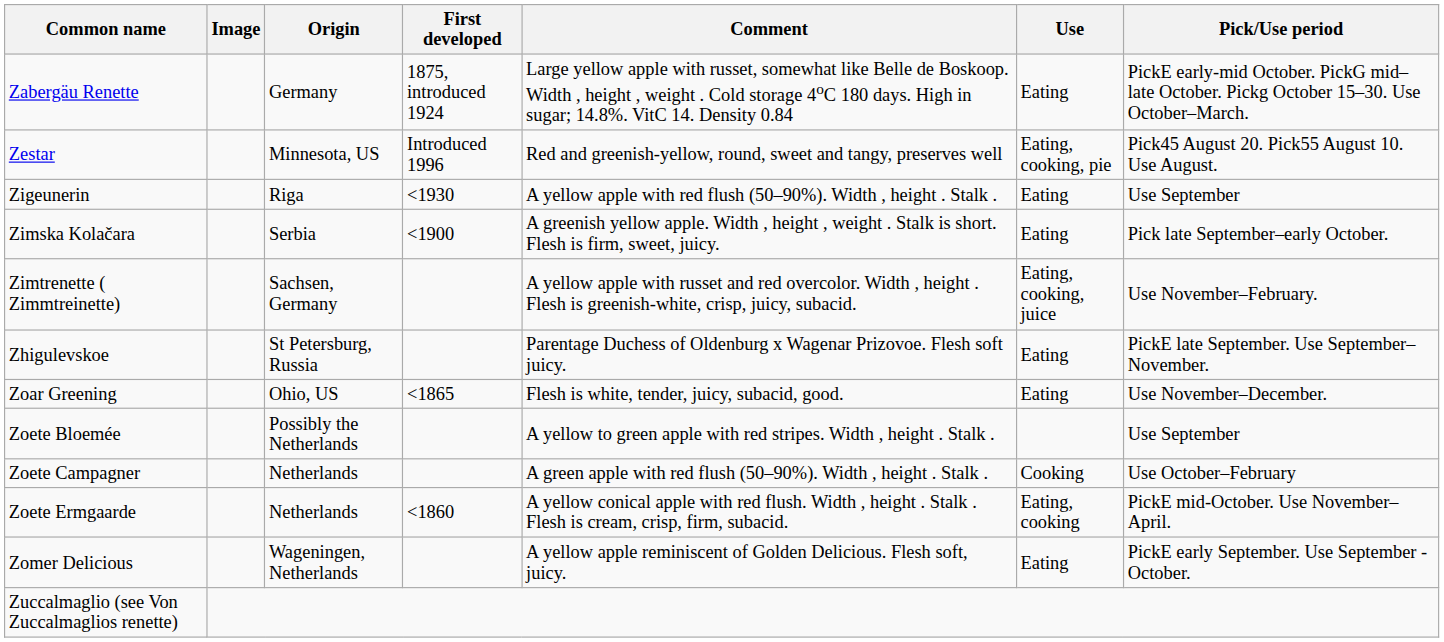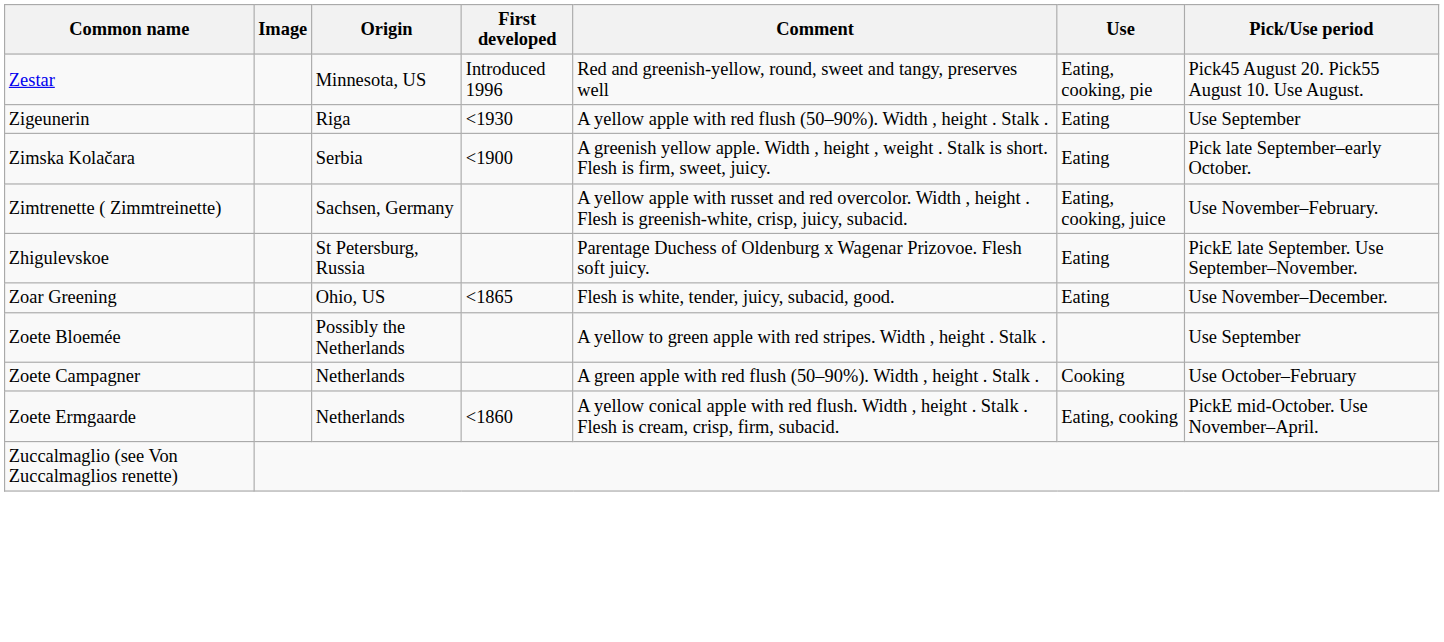- row: (74, 92)
- row: (71, 562)
